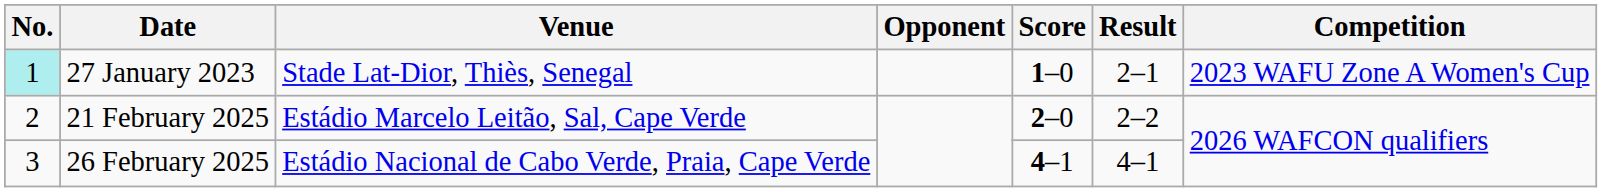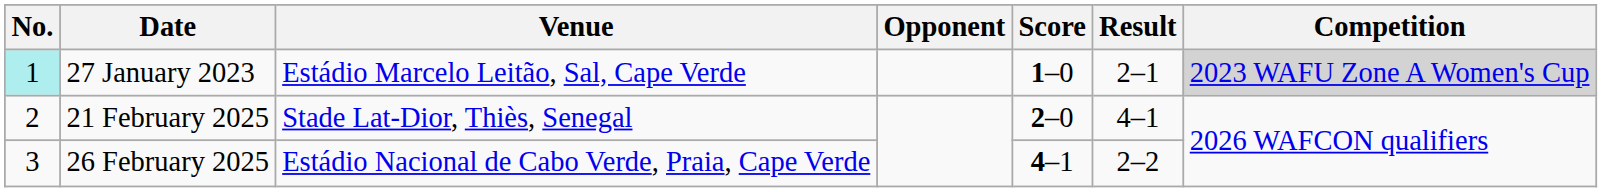(457, 72) Stade Lat-Dior, Thiès, Senegal -> (514, 72) Estádio Marcelo Leitão, Sal, Cape Verde
(1390, 72) no background -> (1390, 72) lightgrey background
(514, 117) Estádio Marcelo Leitão, Sal, Cape Verde -> (457, 117) Stade Lat-Dior, Thiès, Senegal
(1138, 117) 2–2 -> (1138, 117) 4–1
(1138, 162) 4–1 -> (1138, 162) 2–2
